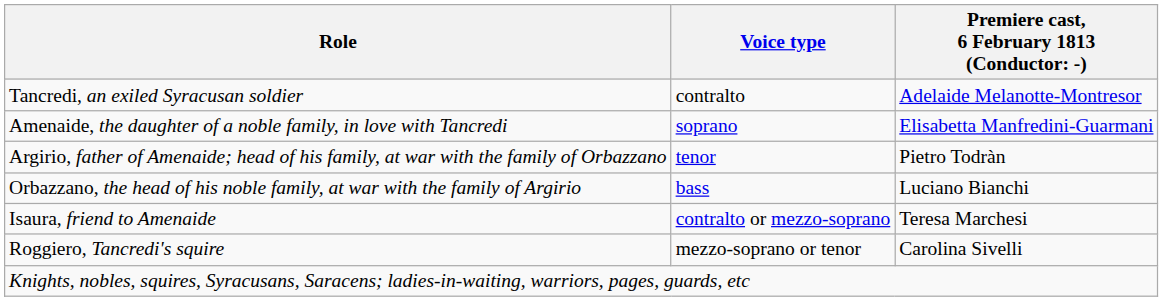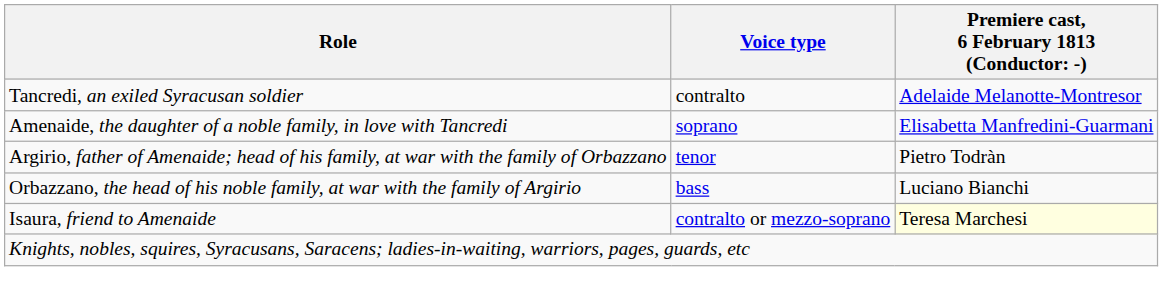(963, 218) no background -> (963, 218) lightyellow background
- row: (117, 249)
